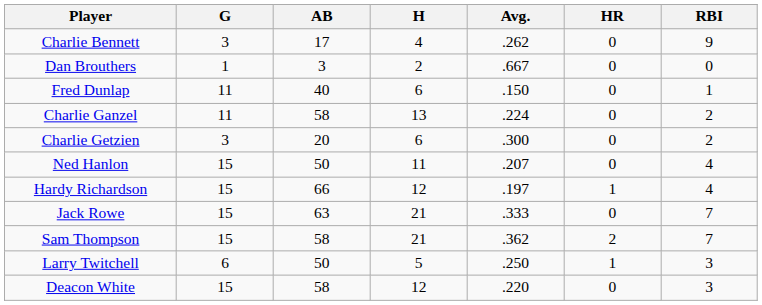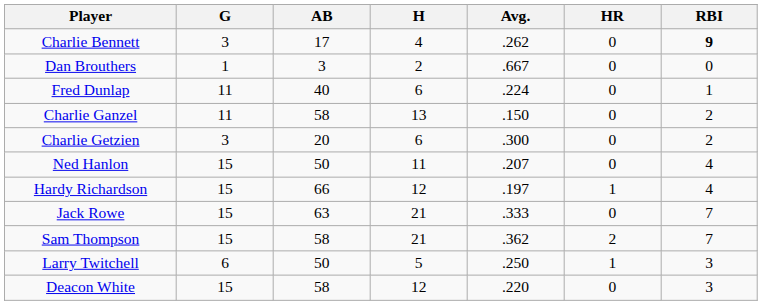(709, 41) normal -> (709, 41) bold
(516, 90) .150 -> (516, 90) .224
(516, 115) .224 -> (516, 115) .150
